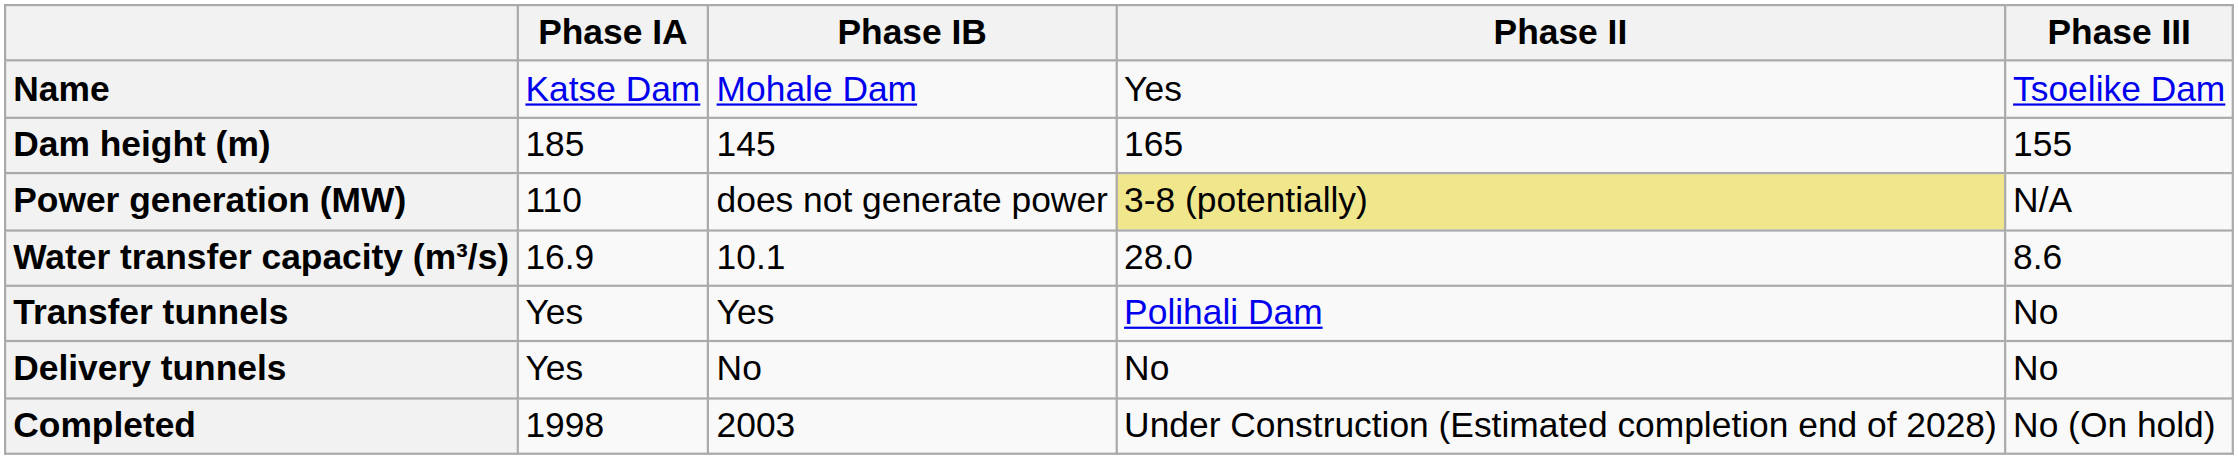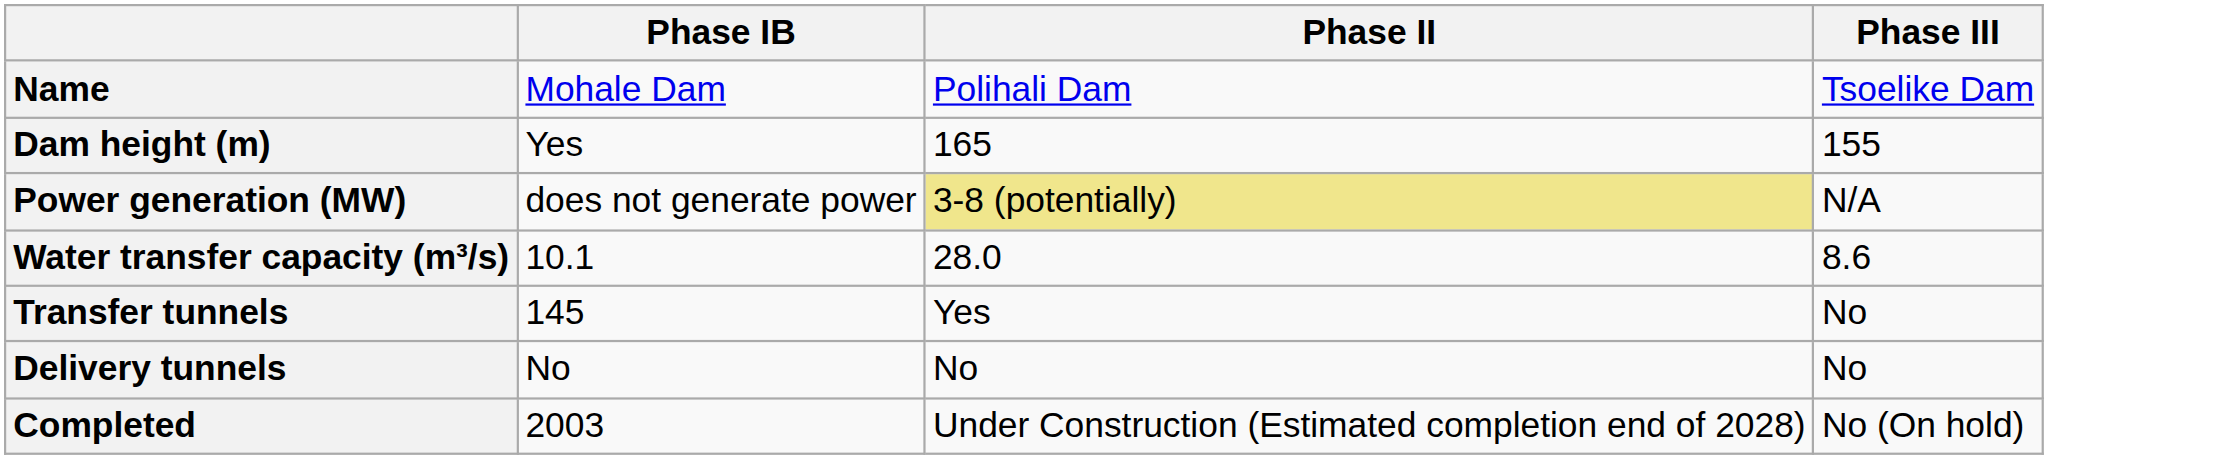- column: (613, 32)
(1153, 88) Yes -> (1032, 88) Polihali Dam
(746, 144) 145 -> (554, 144) Yes
(745, 312) Yes -> (555, 312) 145
(1223, 312) Polihali Dam -> (962, 312) Yes
